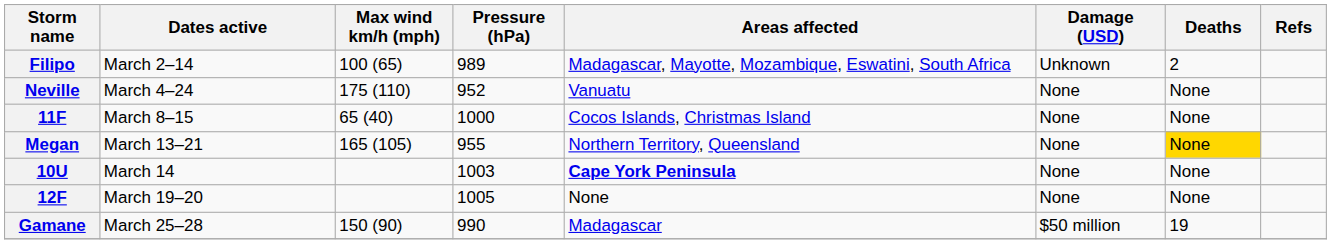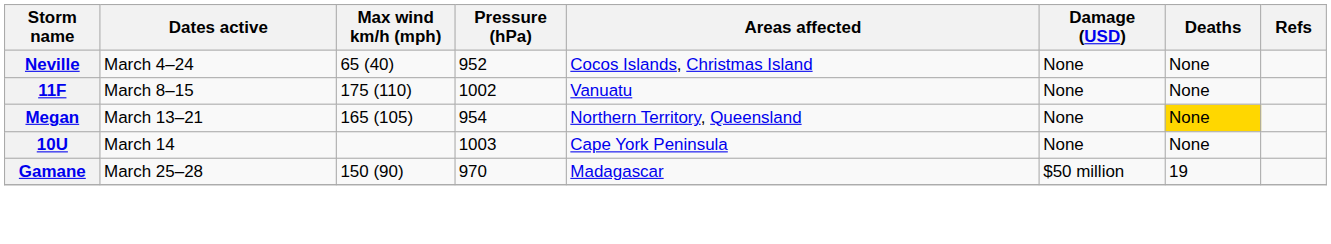- row: (52, 63)
(375, 90) 175 (110) -> (367, 63) 65 (40)
(599, 90) Vanuatu -> (691, 63) Cocos Islands, Christmas Island
(366, 117) 65 (40) -> (376, 90) 175 (110)
(476, 117) 1000 -> (478, 90) 1002
(690, 117) Cocos Islands, Christmas Island -> (601, 90) Vanuatu
(471, 144) 955 -> (473, 117) 954
(652, 171) bold -> (649, 144) normal
- row: (52, 198)
(471, 225) 990 -> (473, 171) 970
